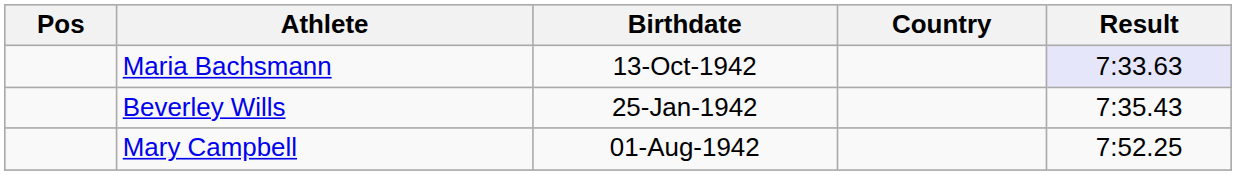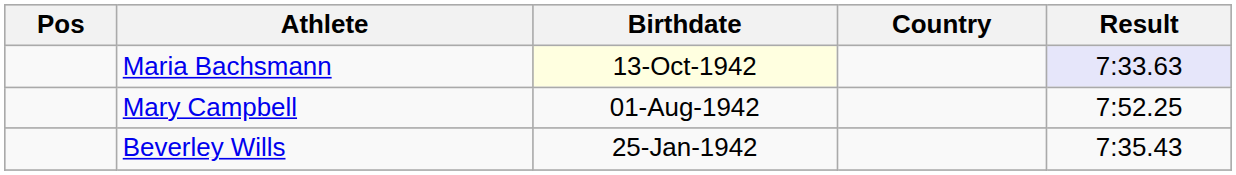(685, 66) no background -> (685, 66) lightyellow background
rows swapped: (204, 107) <-> (210, 148)
